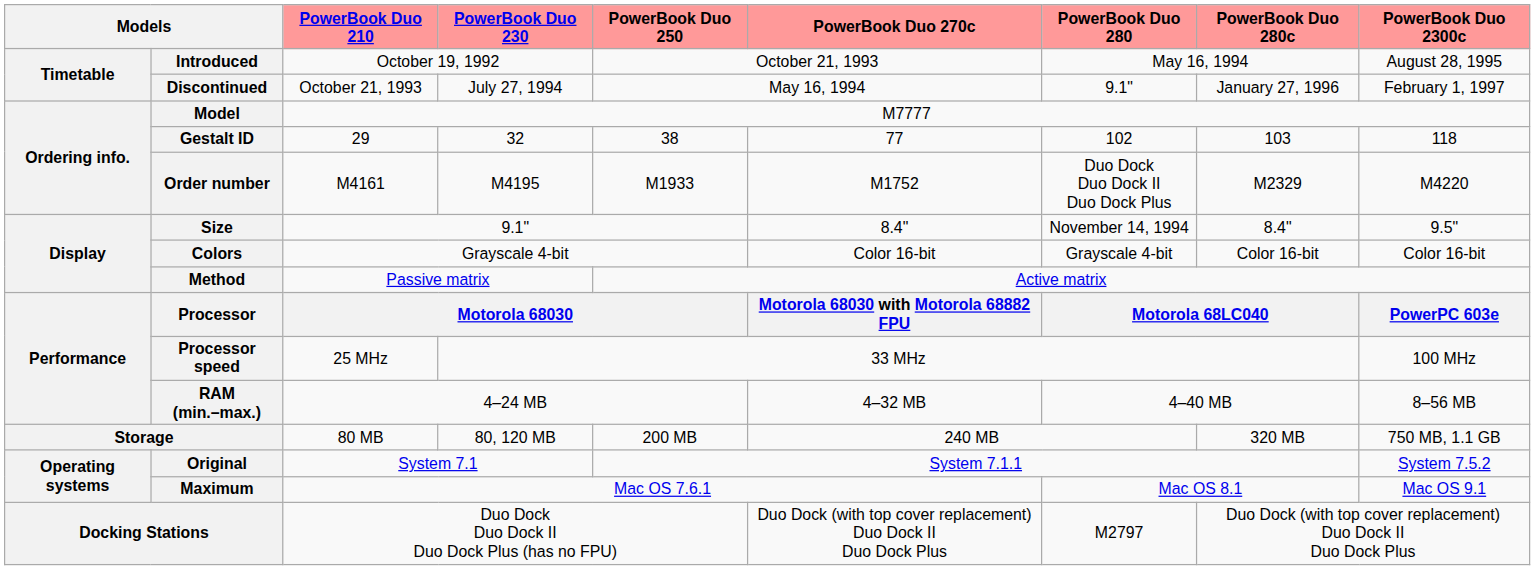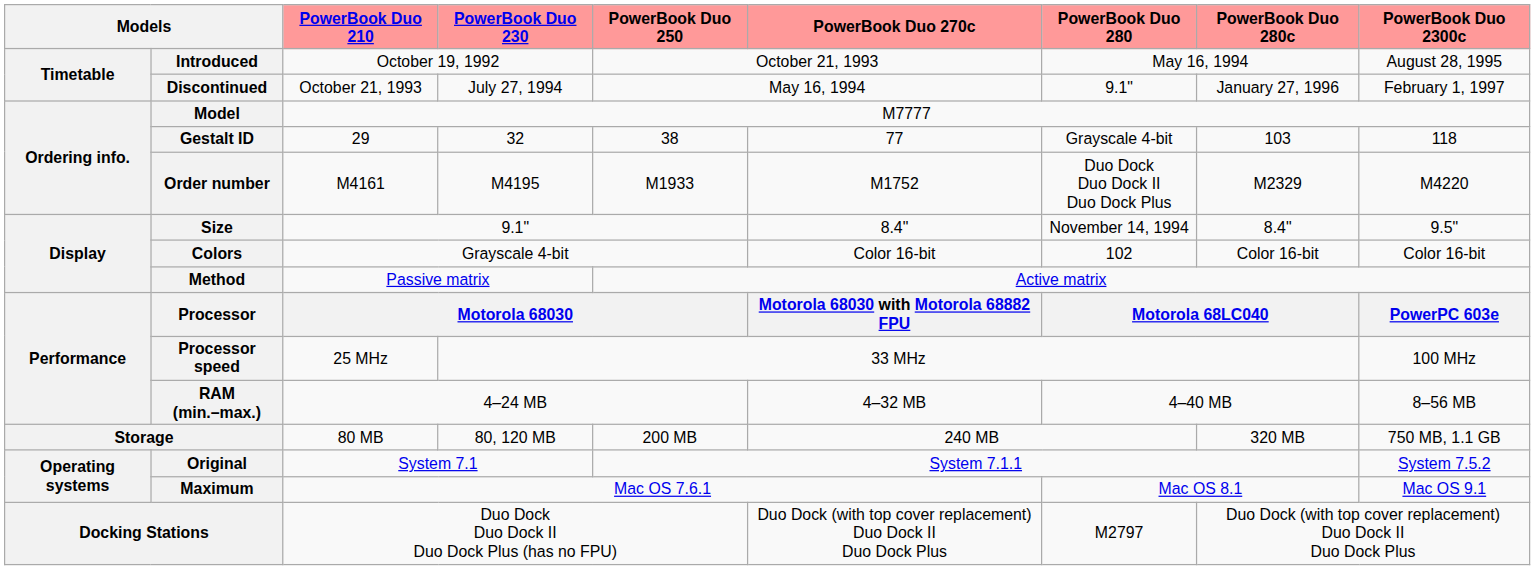(1119, 139) 102 -> (1119, 139) Grayscale 4-bit
(1119, 253) Grayscale 4-bit -> (1119, 253) 102
